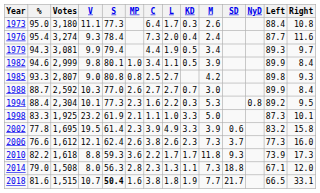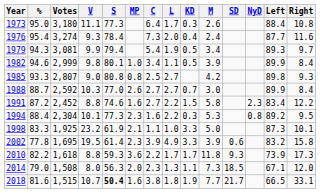(153, 50) 4.4 -> (153, 50) 5.4
+ row: (16, 103)
- row: (16, 142)
(135, 169) 2.8 -> (135, 169) 2.0
(234, 169) 18.8 -> (234, 169) 18.5
